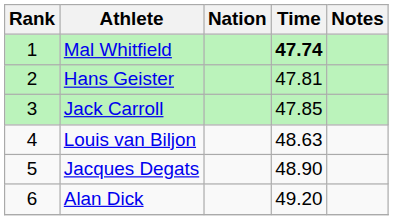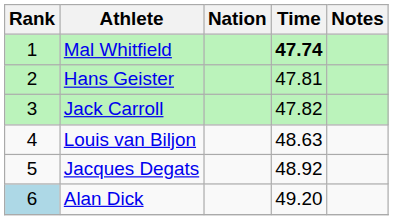(299, 109) 47.85 -> (299, 109) 47.82
(299, 169) 48.90 -> (299, 169) 48.92
(32, 199) no background -> (32, 199) lightblue background
